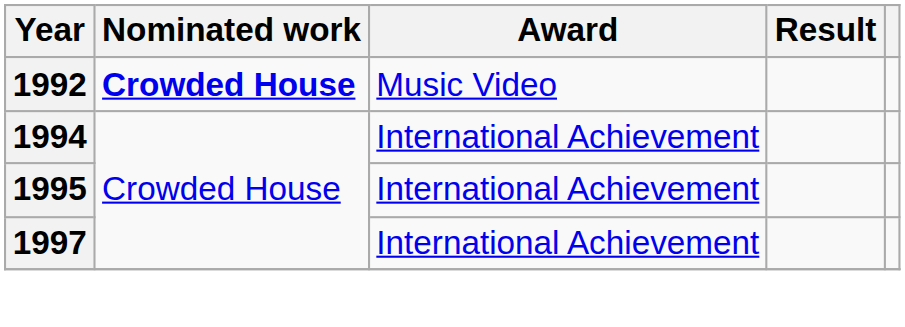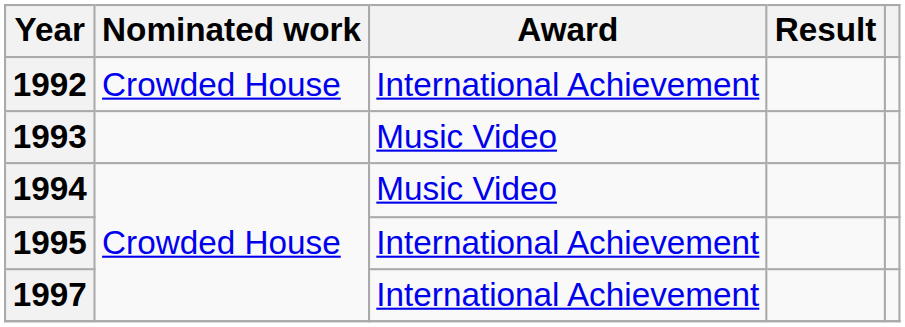(229, 83) bold -> (221, 83) normal
(467, 83) Music Video -> (568, 83) International Achievement
+ row: (50, 136)
(568, 136) International Achievement -> (467, 189) Music Video
